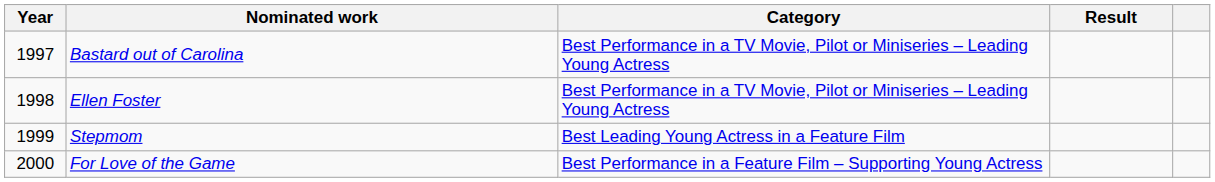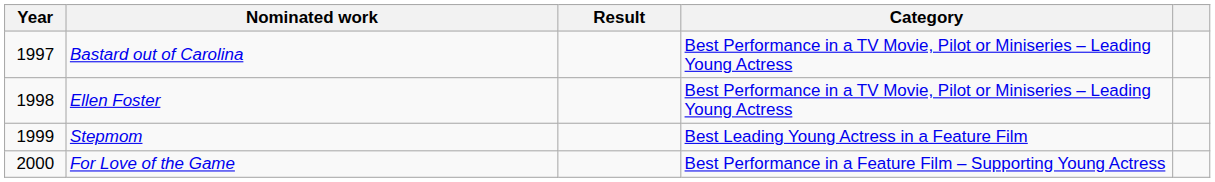columns swapped: (804, 17) <-> (1111, 17)
